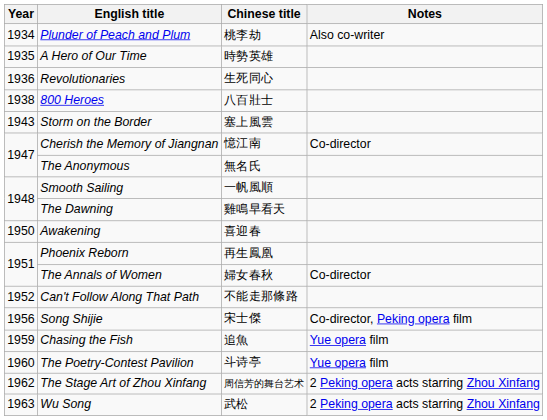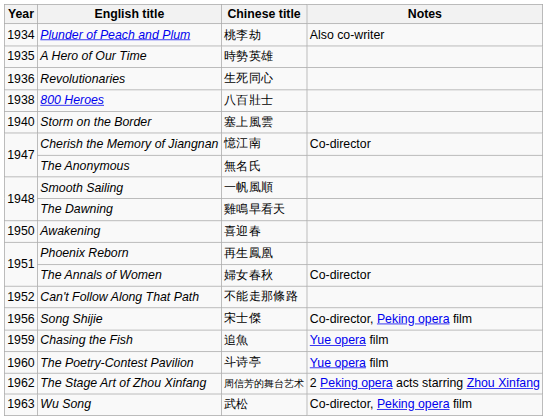(21, 122) 1943 -> (21, 122) 1940
(425, 404) 2 Peking opera acts starring Zhou Xinfang -> (391, 404) Co-director, Peking opera film
